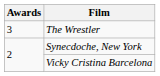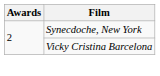- row: (73, 29)
